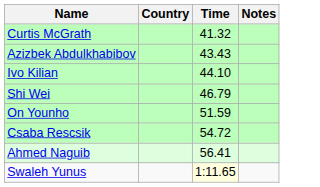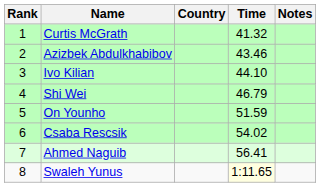+ column: (23, 14)
(215, 53) 43.43 -> (252, 53) 43.46
(215, 133) 54.72 -> (252, 133) 54.02
